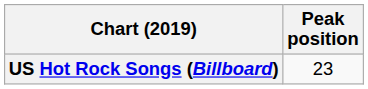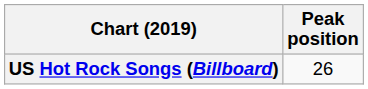(323, 68) 23 -> (323, 68) 26
